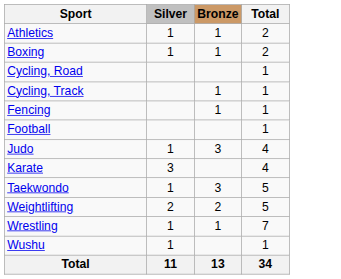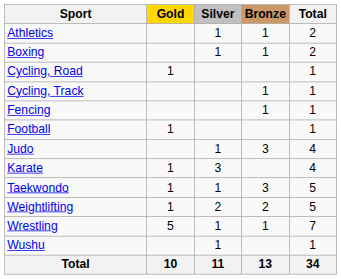+ column: (170, 14)
